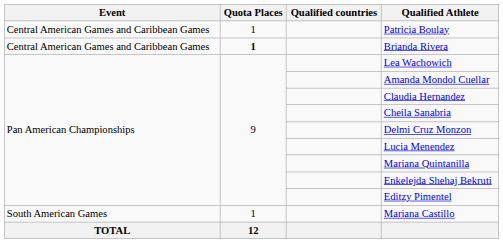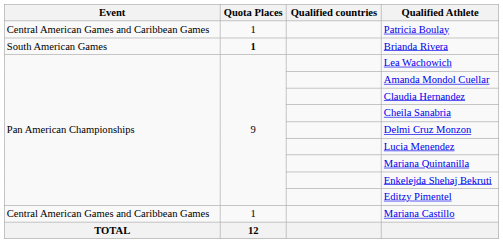(108, 46) Central American Games and Caribbean Games -> (57, 46) South American Games
(57, 213) South American Games -> (108, 213) Central American Games and Caribbean Games
